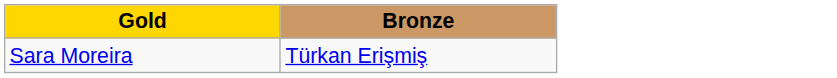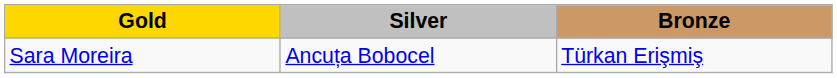+ column: (418, 21)
